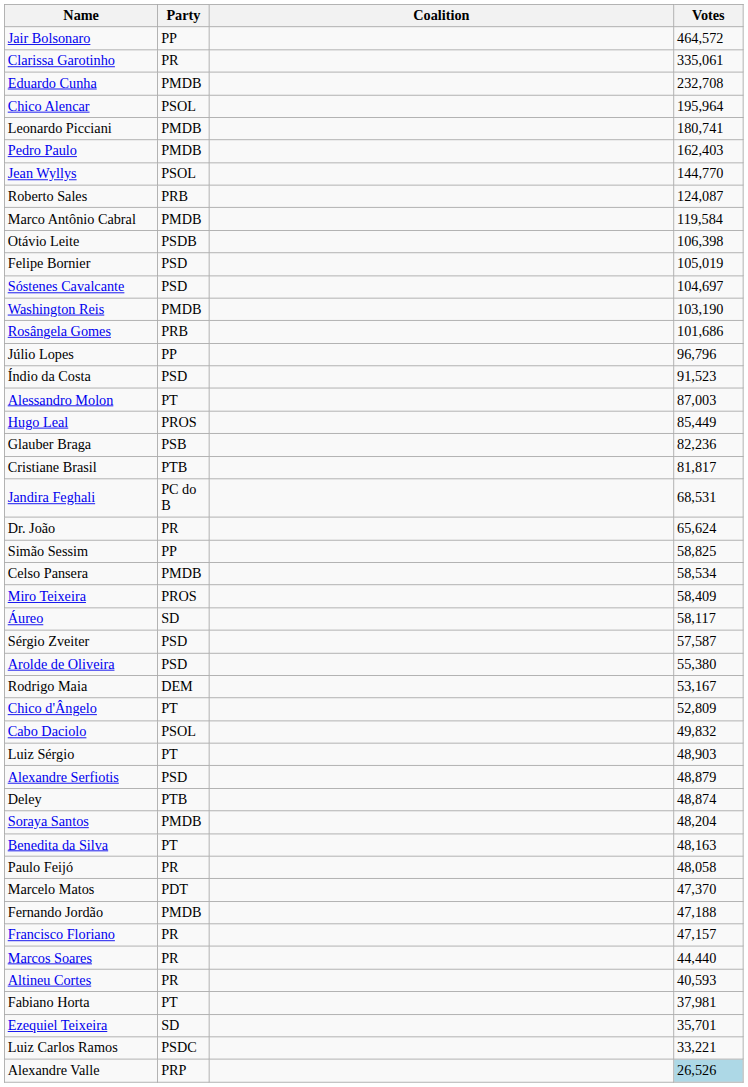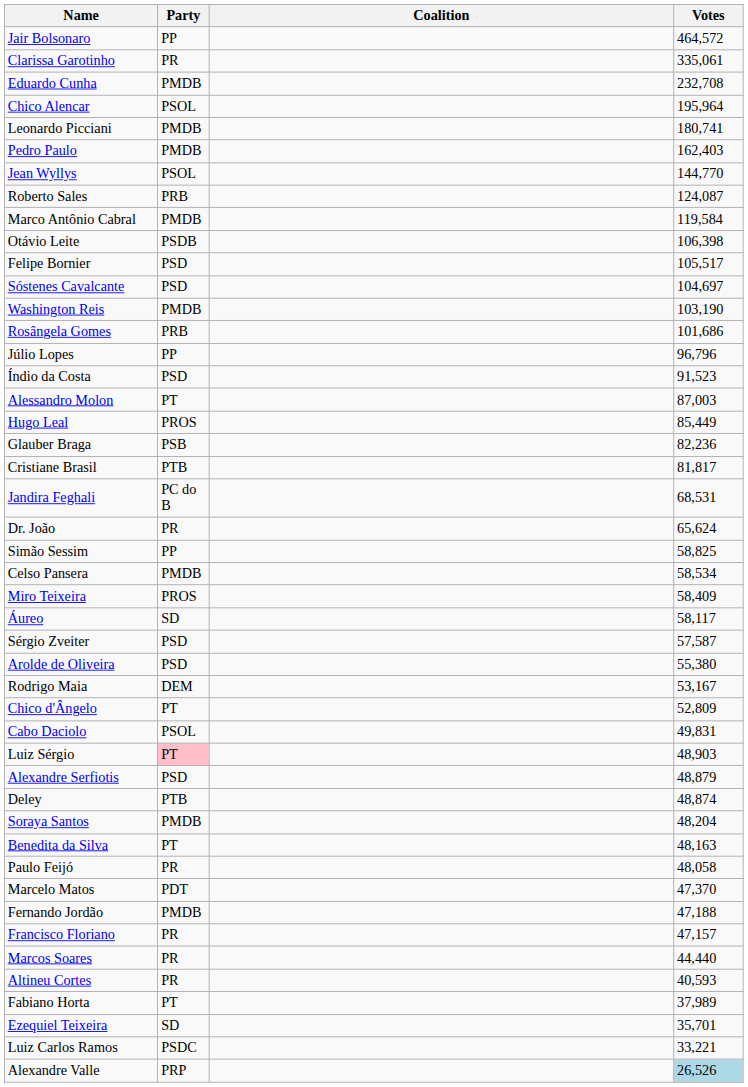(700, 264) 105,019 -> (700, 264) 105,517
(697, 731) 49,832 -> (697, 731) 49,831
(169, 754) no background -> (169, 754) pink background
(697, 1002) 37,981 -> (697, 1002) 37,989
